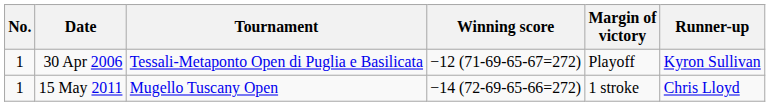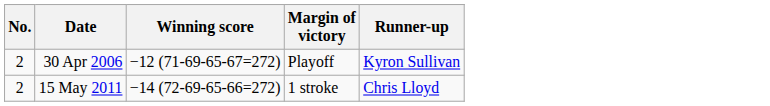- column: (276, 27)
(20, 62) 1 -> (20, 62) 2
(20, 88) 1 -> (20, 88) 2
